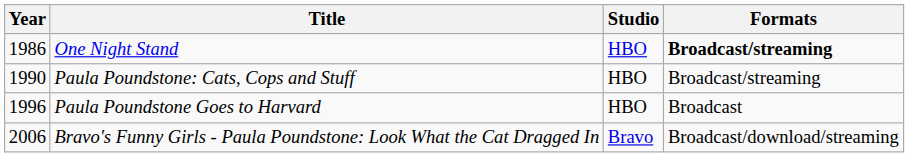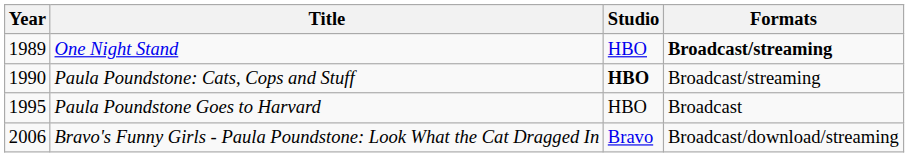(27, 48) 1986 -> (27, 48) 1989
(627, 78) normal -> (628, 78) bold
(27, 107) 1996 -> (27, 107) 1995
